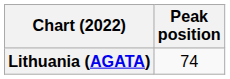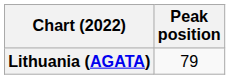(189, 61) 74 -> (189, 61) 79
